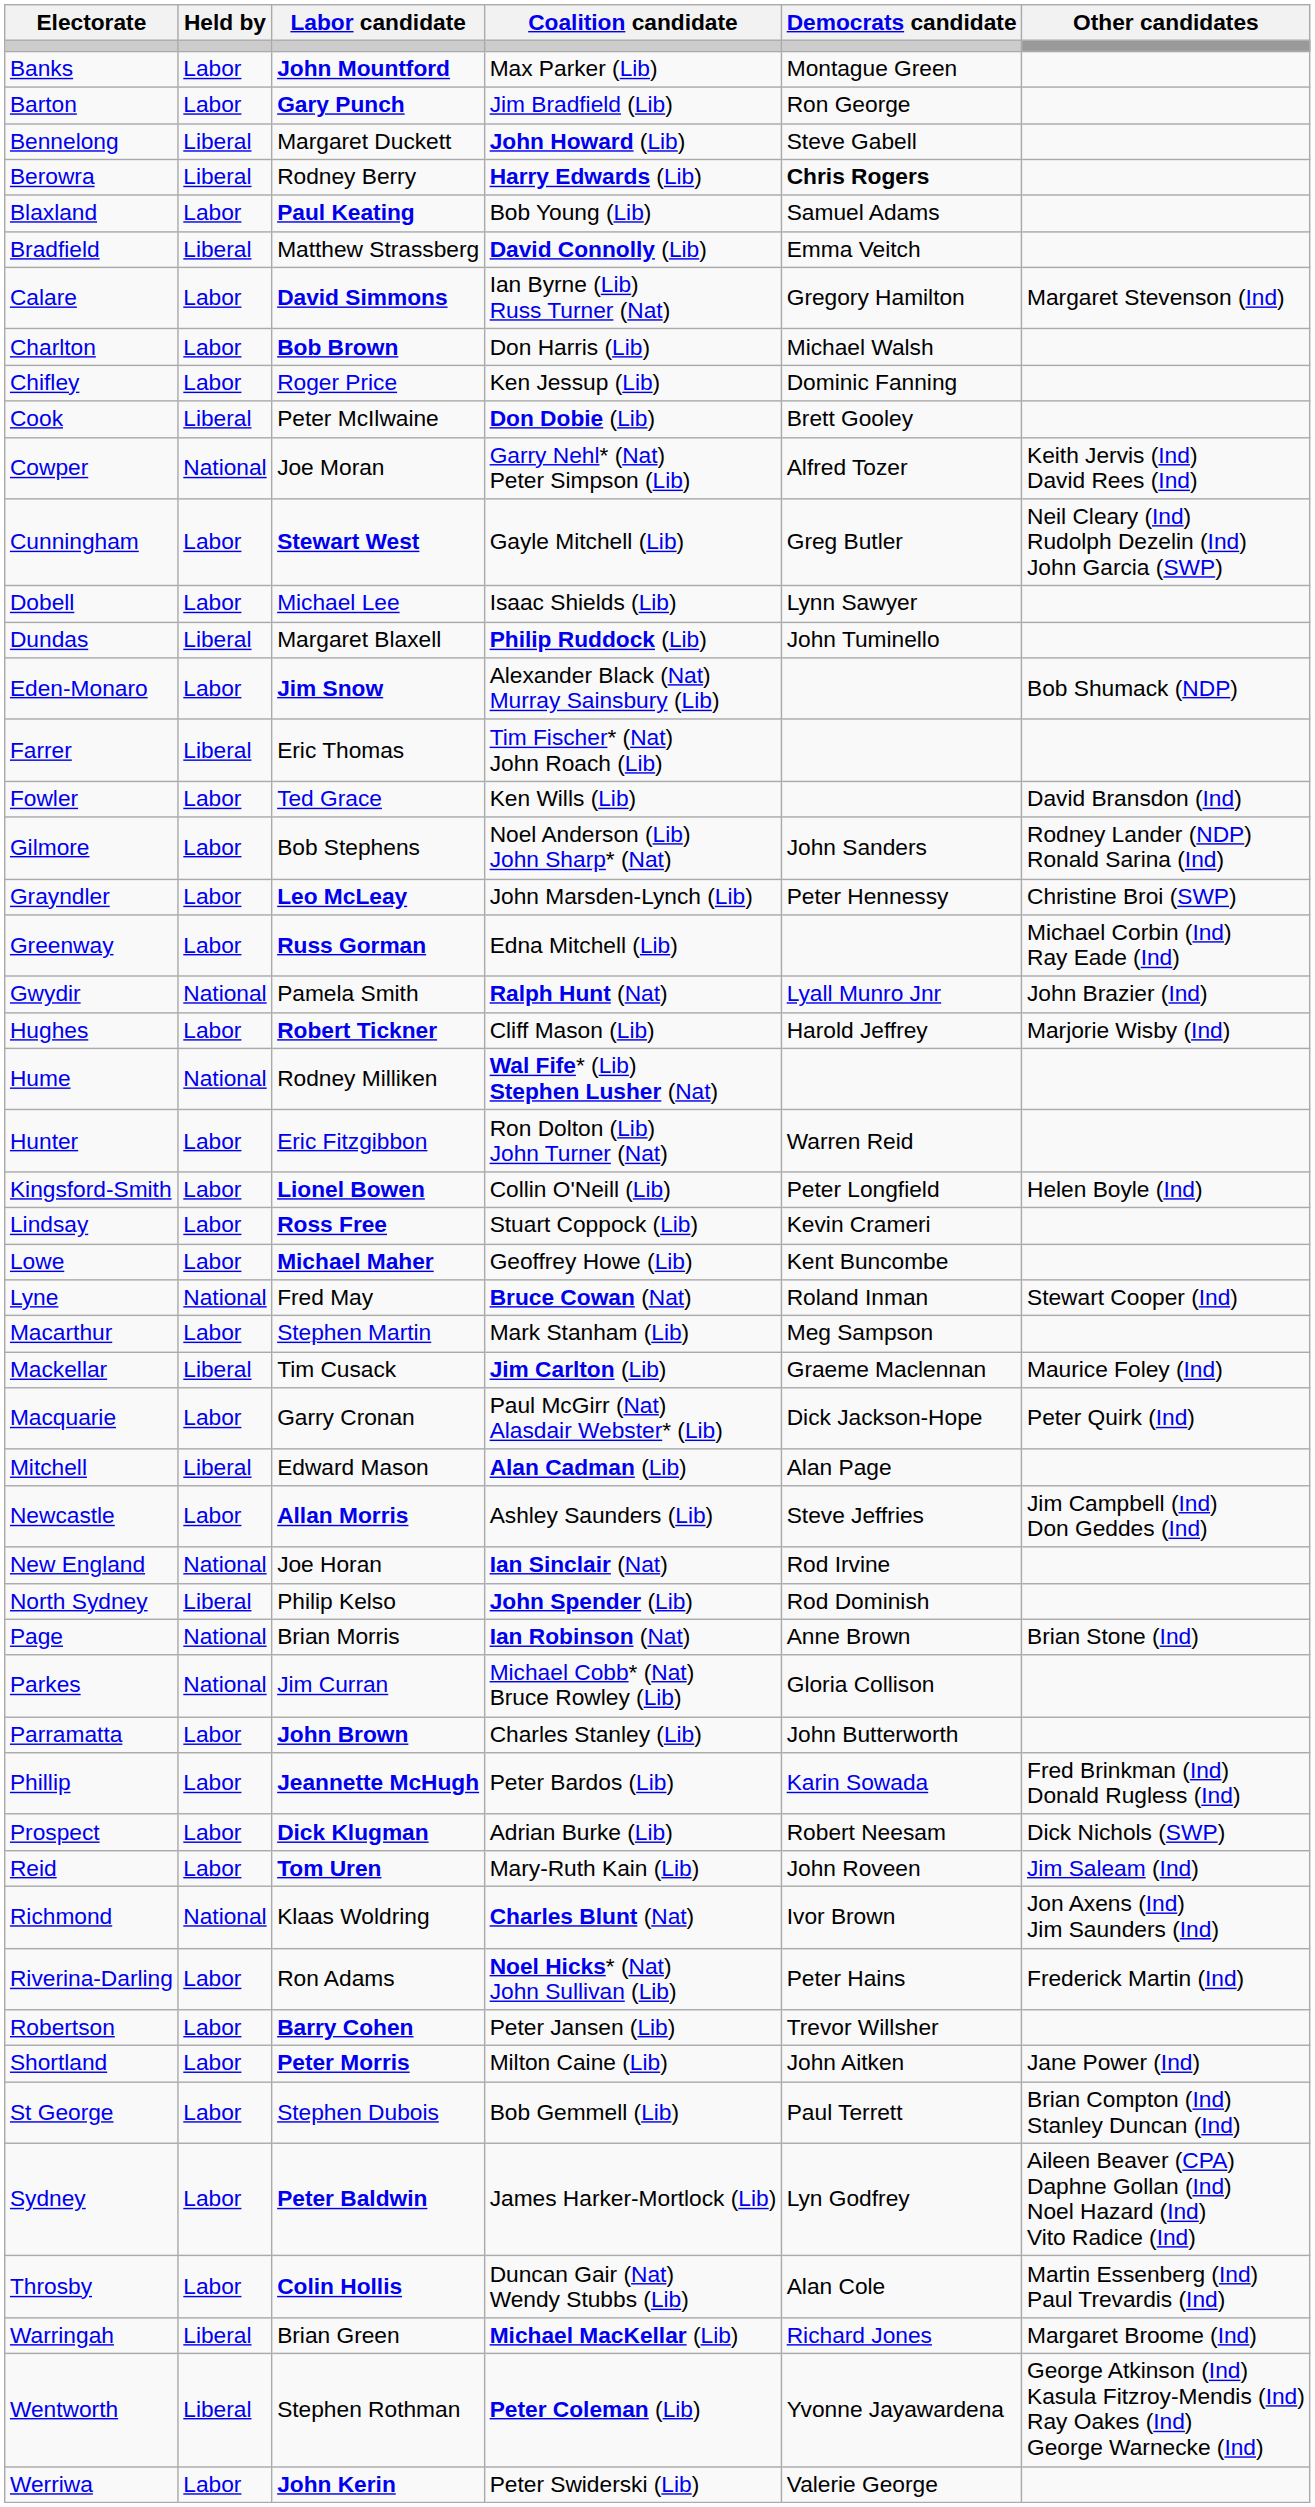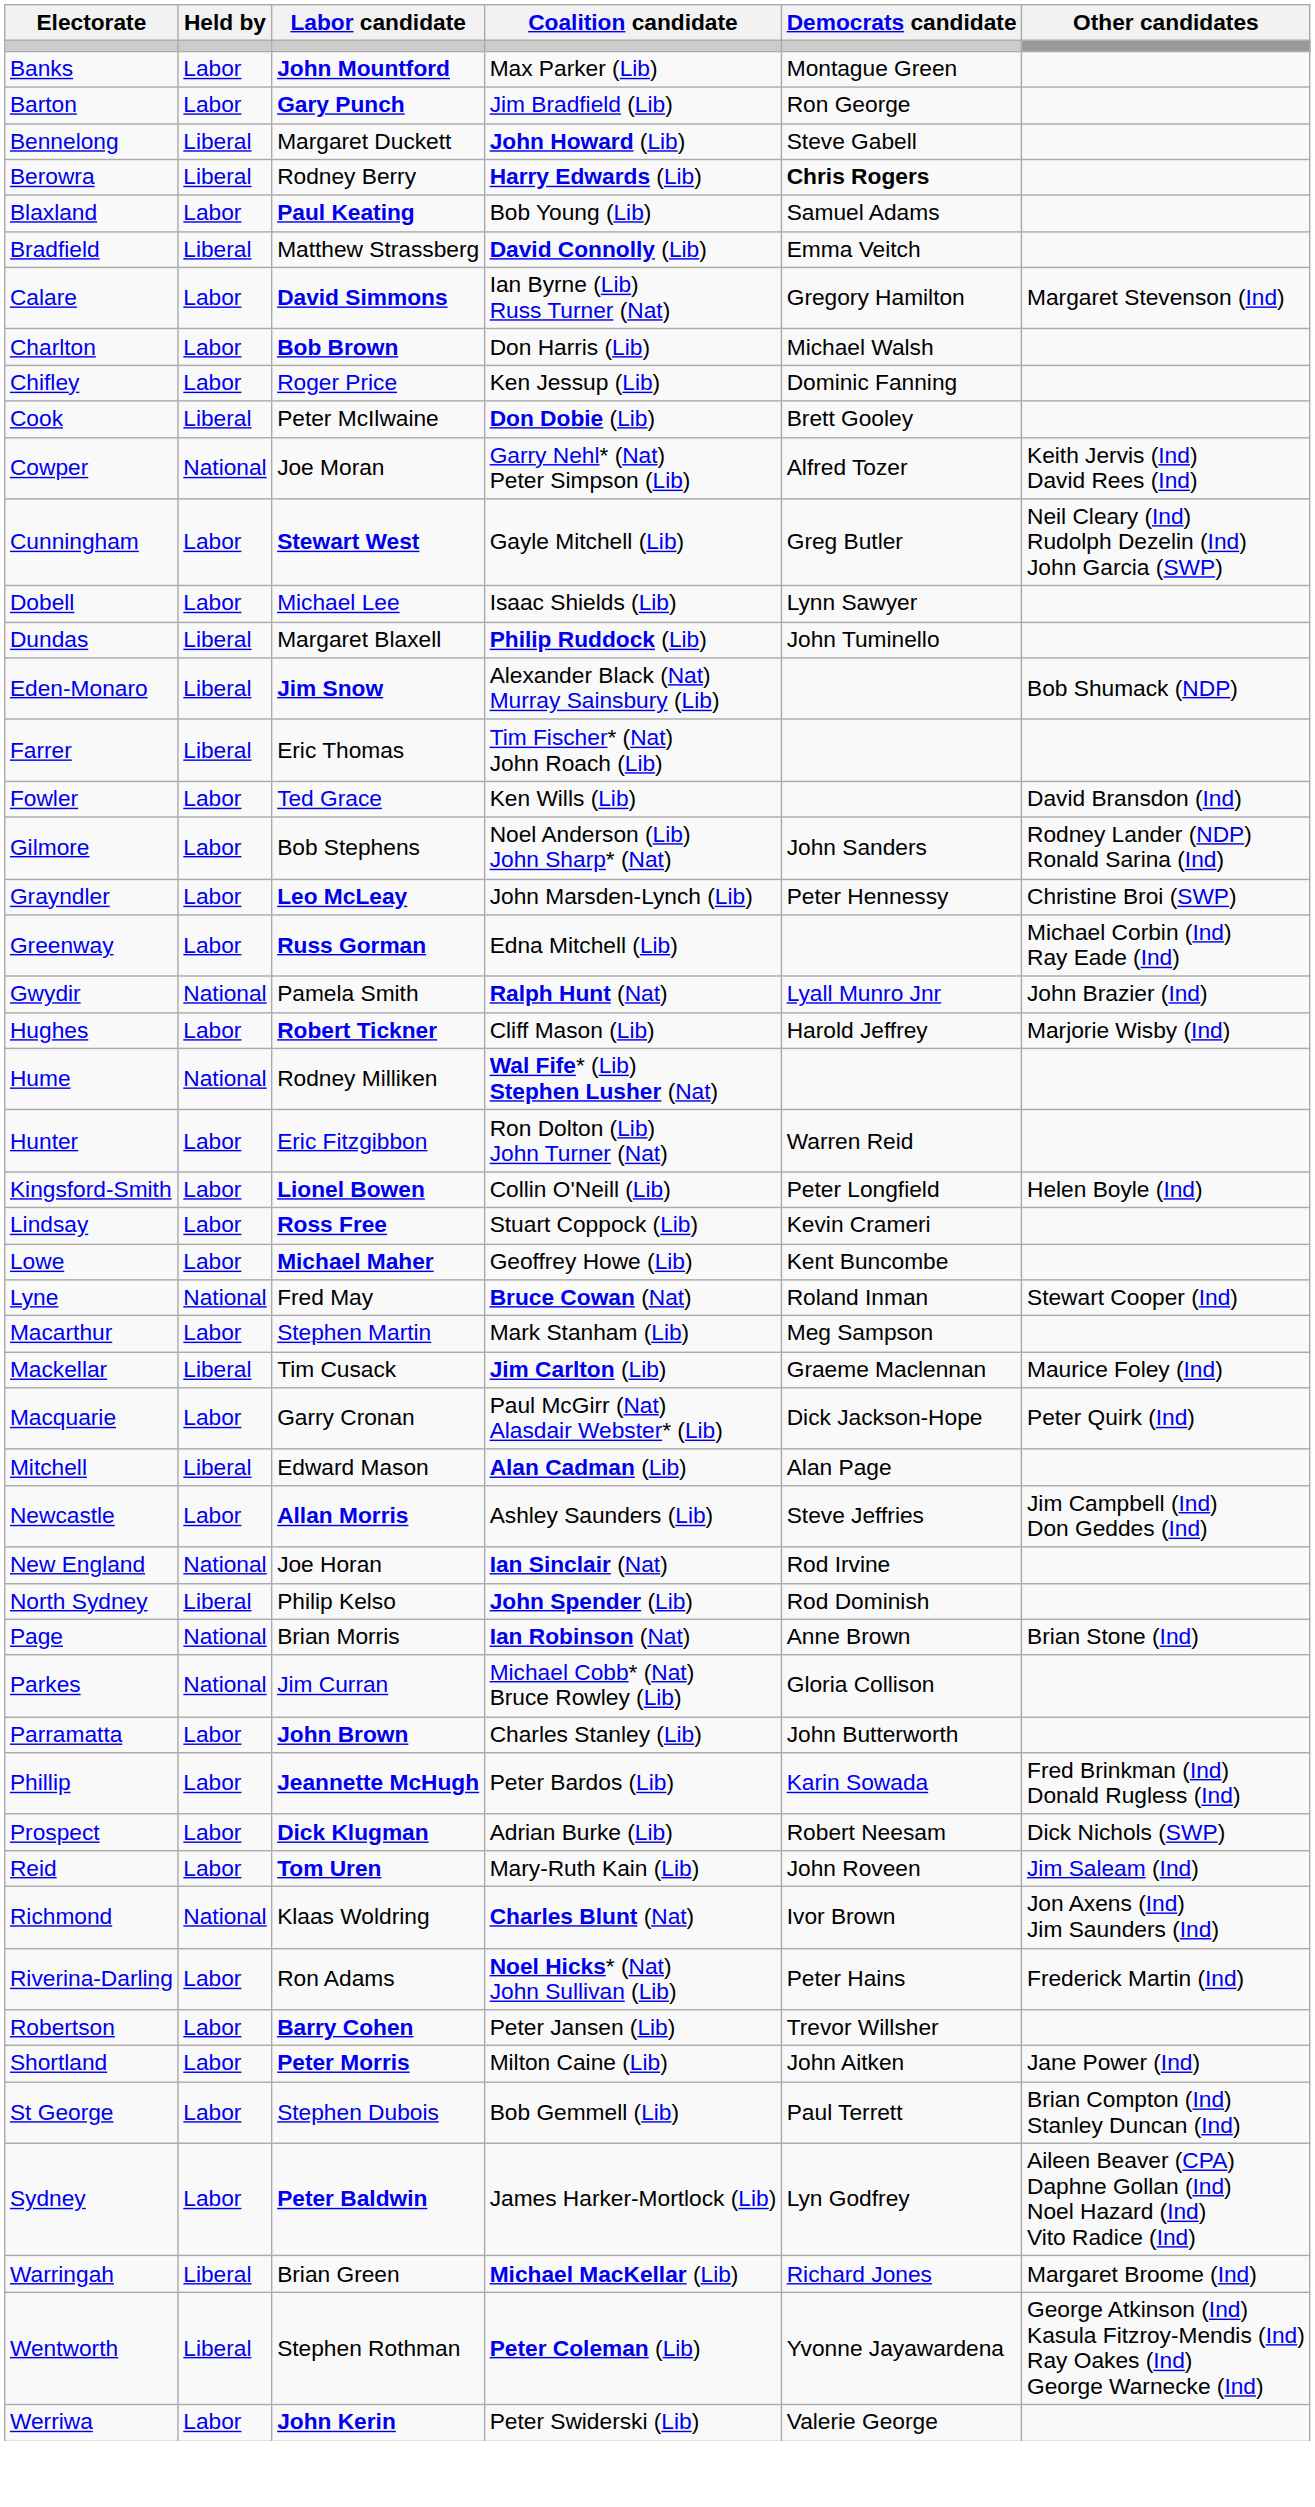(212, 688) Labor -> (217, 688) Liberal
- row: (51, 2286)
